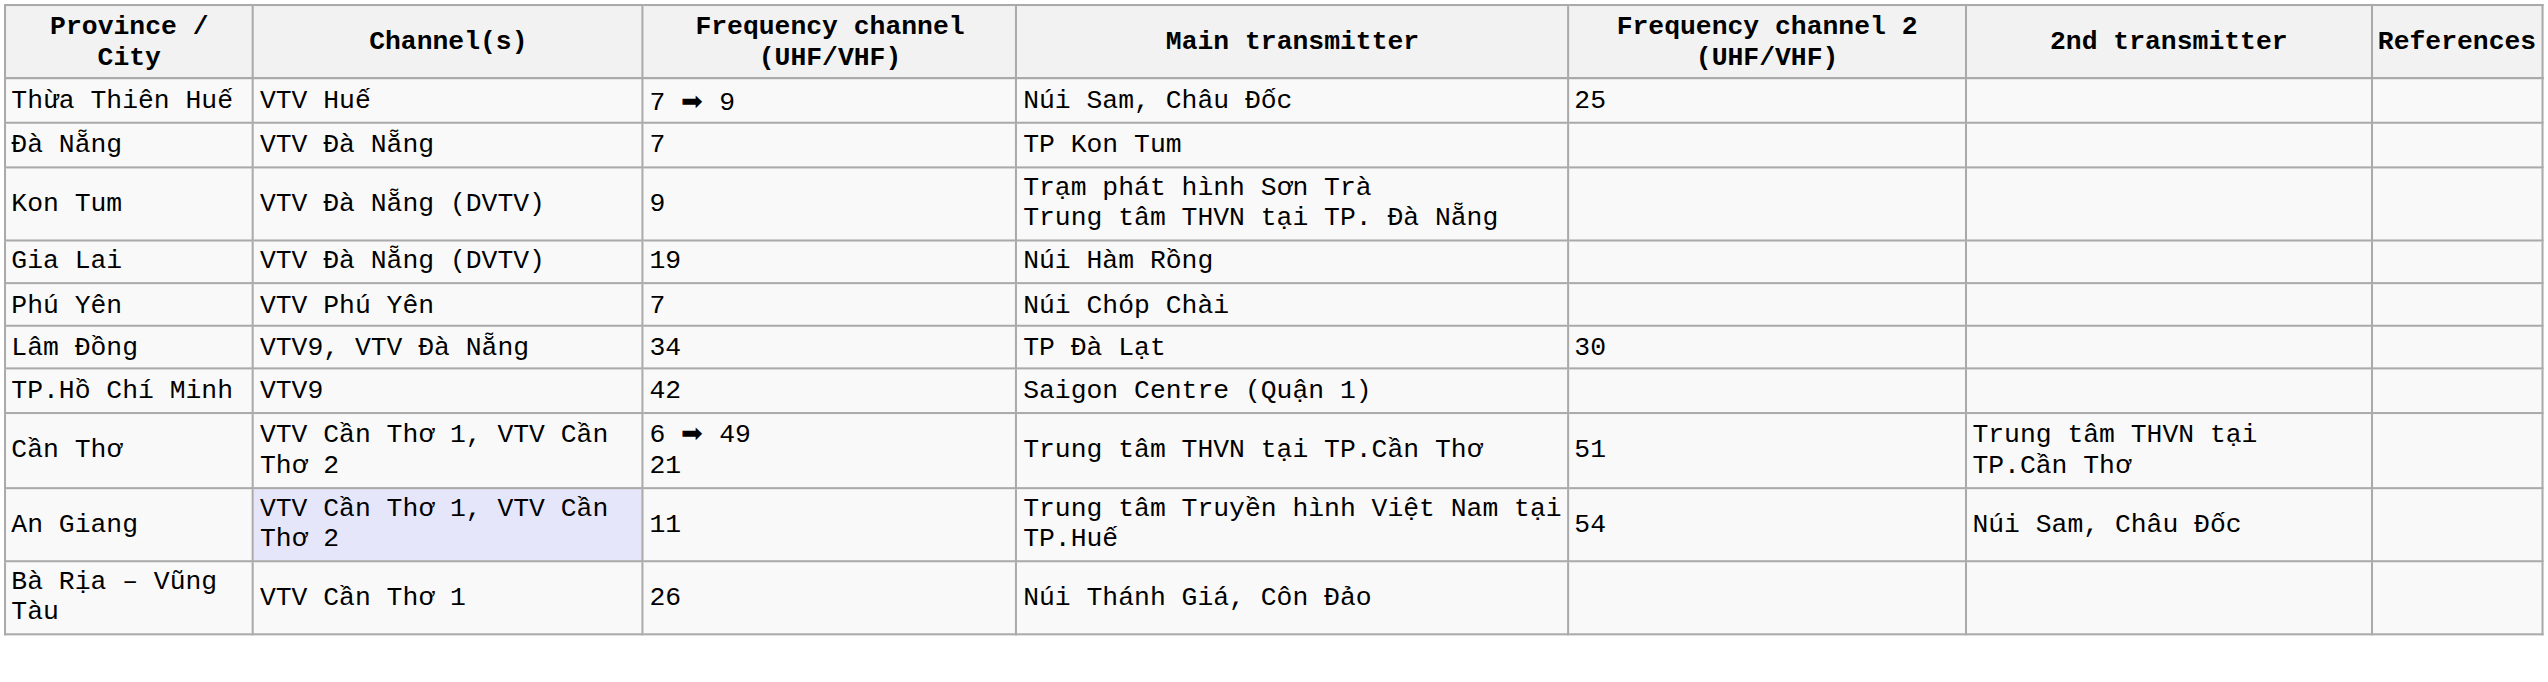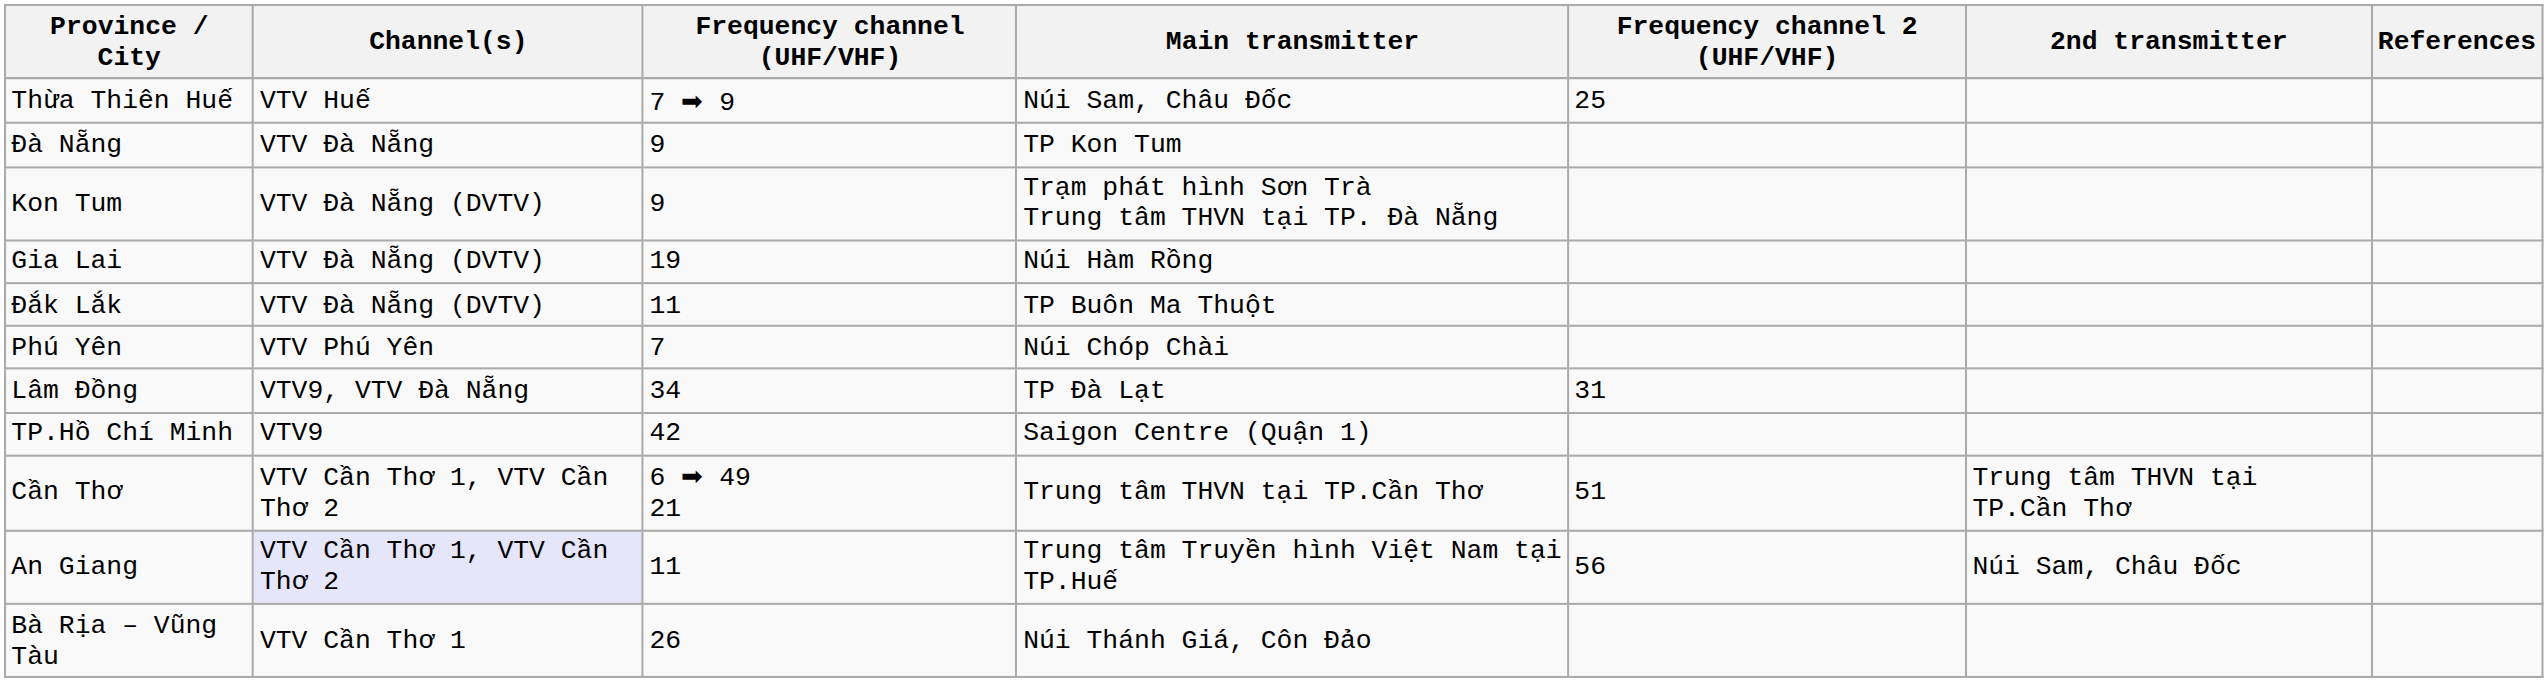(657, 145) 7 -> (657, 145) 9
+ row: (67, 305)
(1590, 348) 30 -> (1590, 391) 31
(1590, 524) 54 -> (1590, 567) 56
